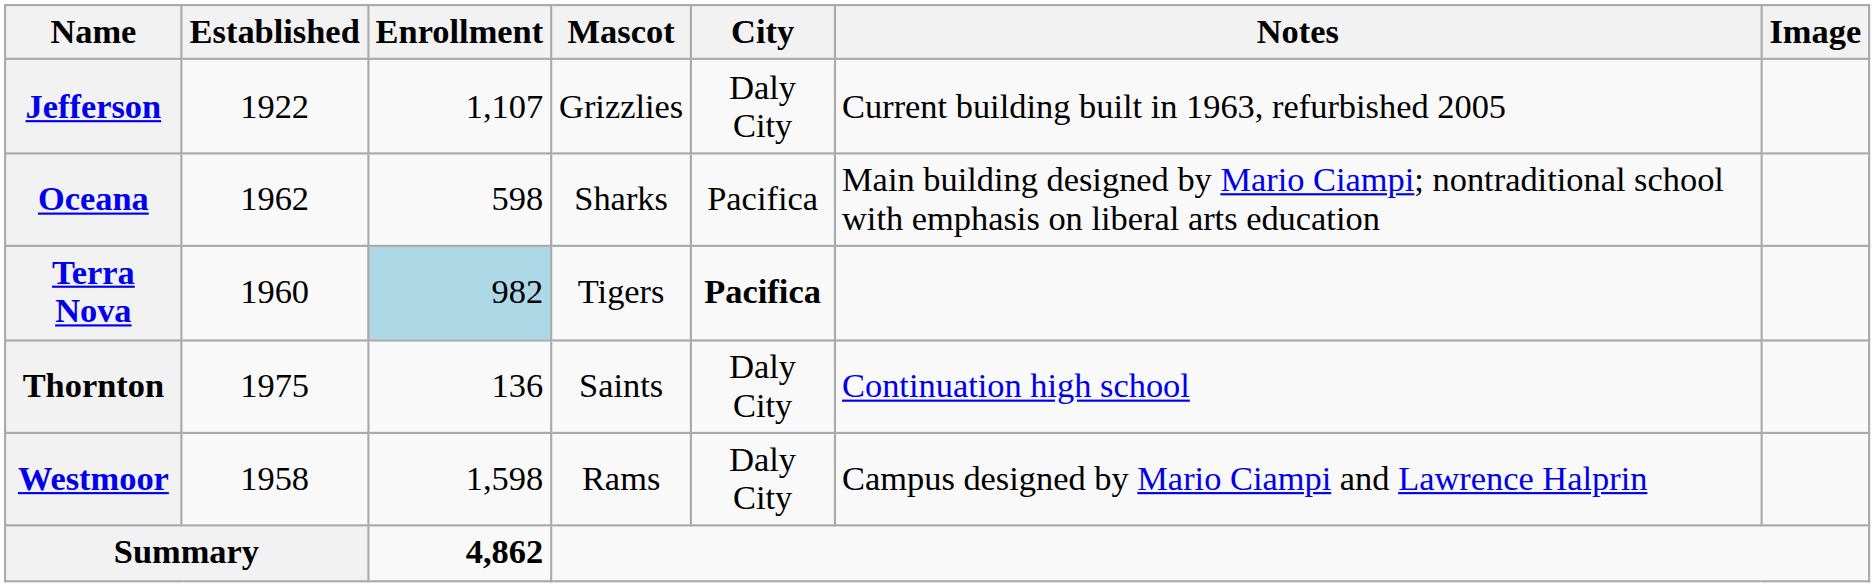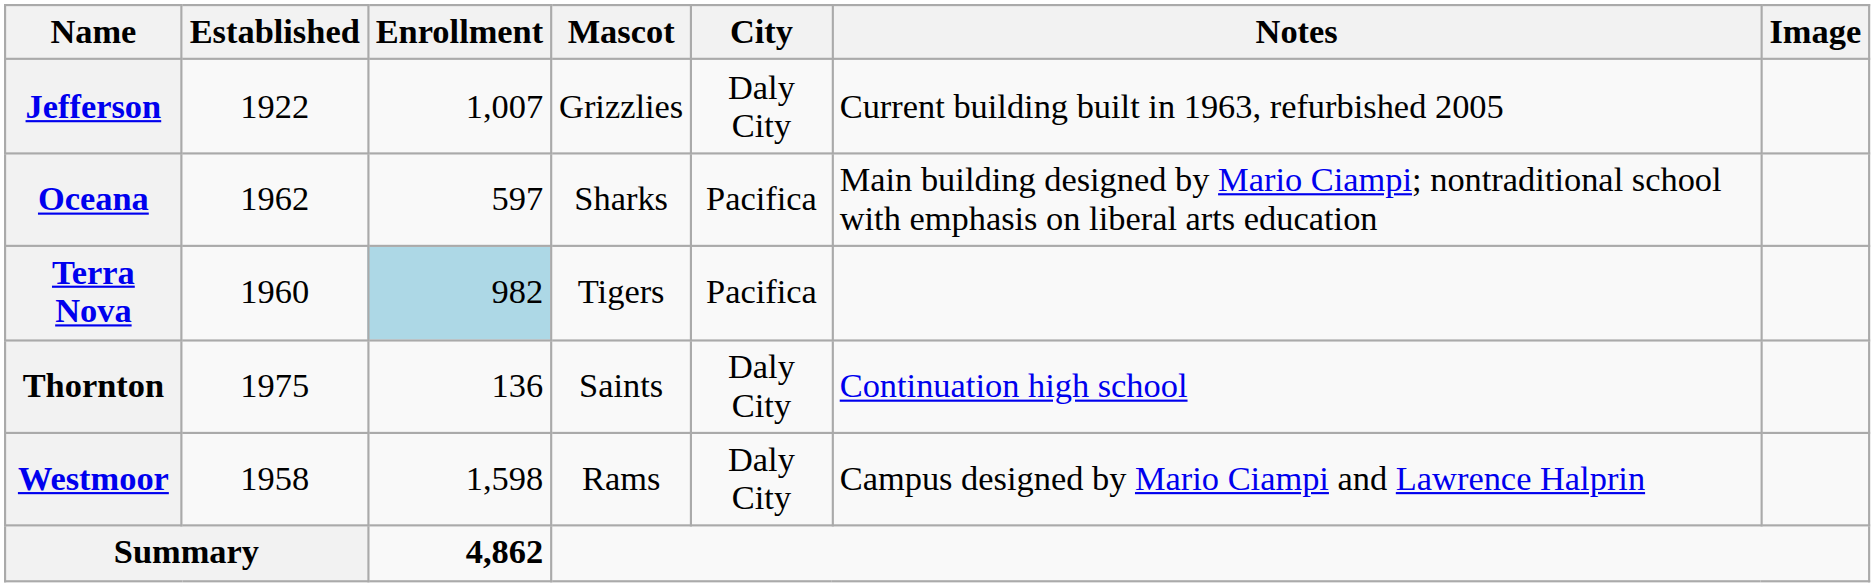(504, 105) 1,107 -> (505, 105) 1,007
(517, 198) 598 -> (517, 198) 597
(763, 292) bold -> (761, 292) normal
